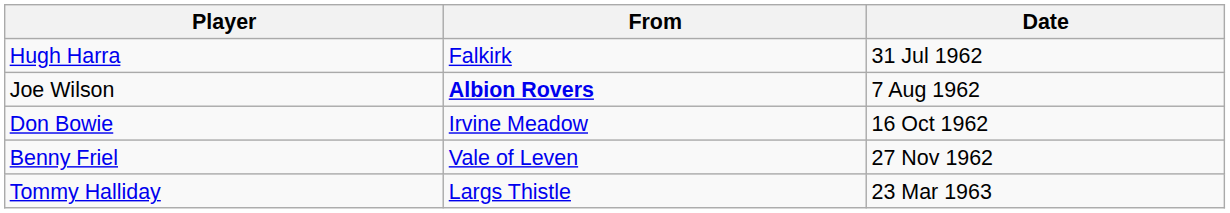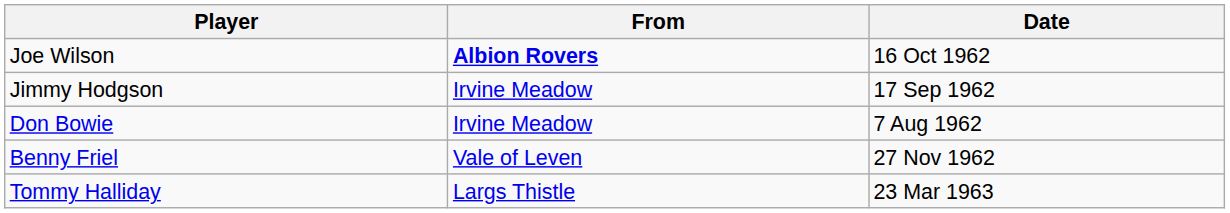- row: (65, 56)
(926, 90) 7 Aug 1962 -> (932, 56) 16 Oct 1962
+ row: (86, 90)
(930, 124) 16 Oct 1962 -> (928, 124) 7 Aug 1962
